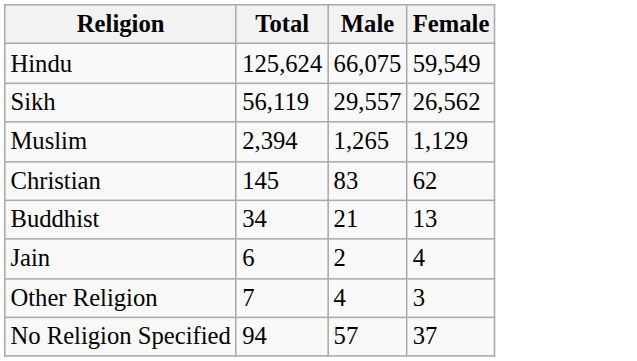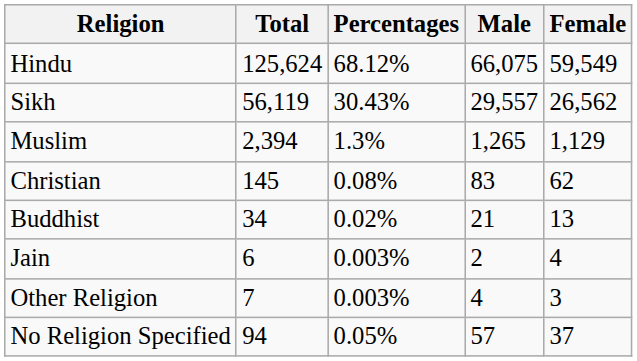+ column: (396, 24)
